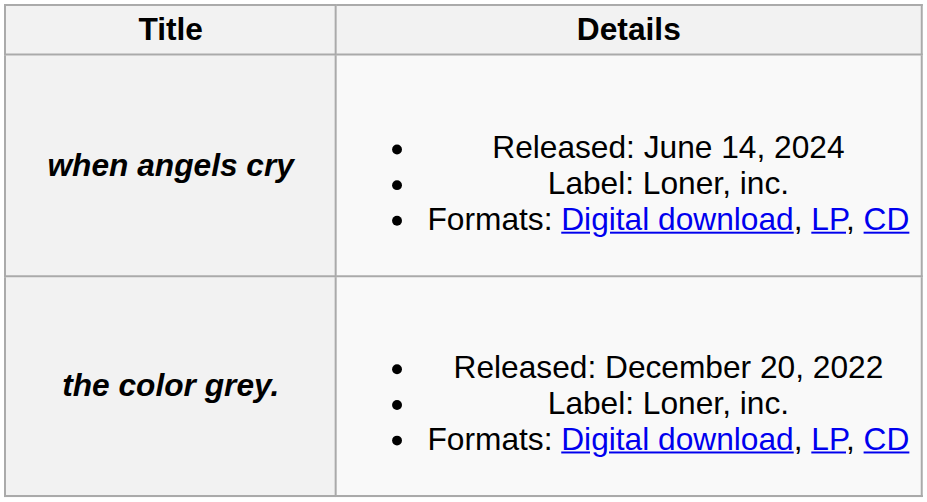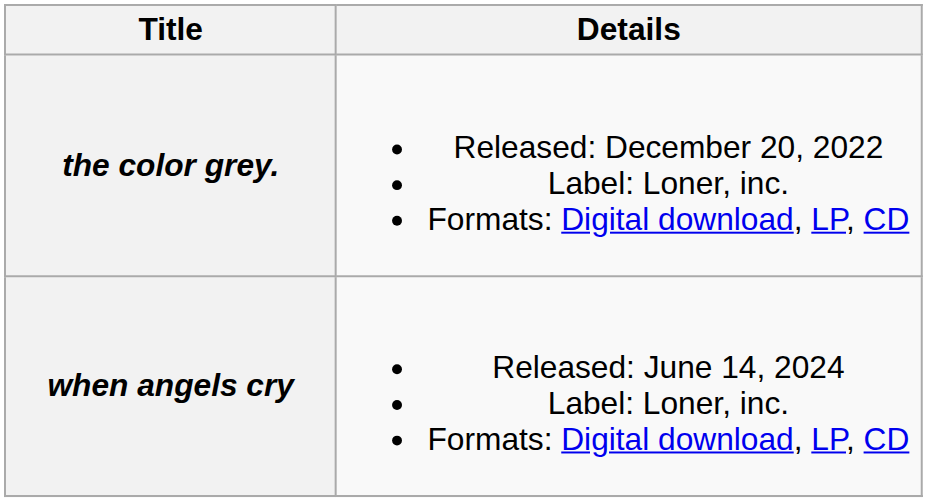rows swapped: (171, 385) <-> (171, 165)
